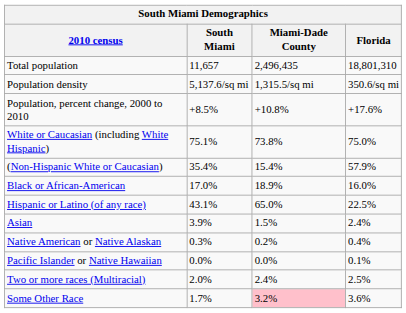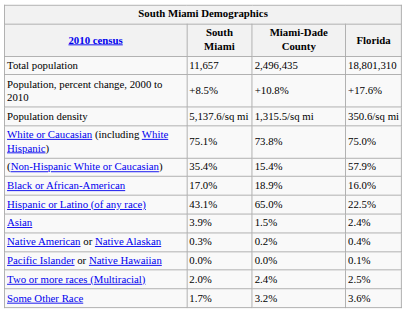rows swapped: (85, 109) <-> (47, 84)
(266, 298) pink background -> (266, 298) no background
